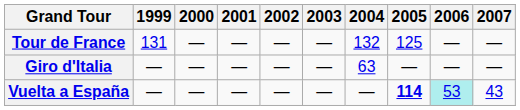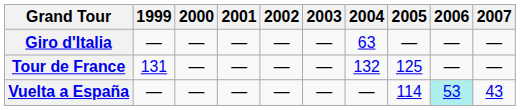rows swapped: (69, 67) <-> (69, 42)
(409, 92) bold -> (409, 92) normal
